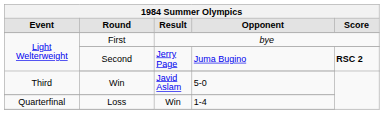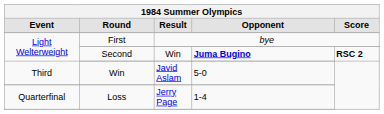(167, 58) Jerry Page -> (173, 53) Win
(220, 58) normal -> (222, 53) bold
(173, 102) Win -> (167, 97) Jerry Page
